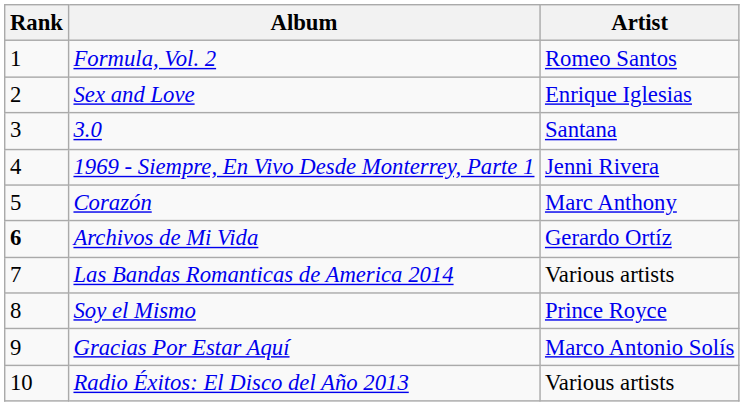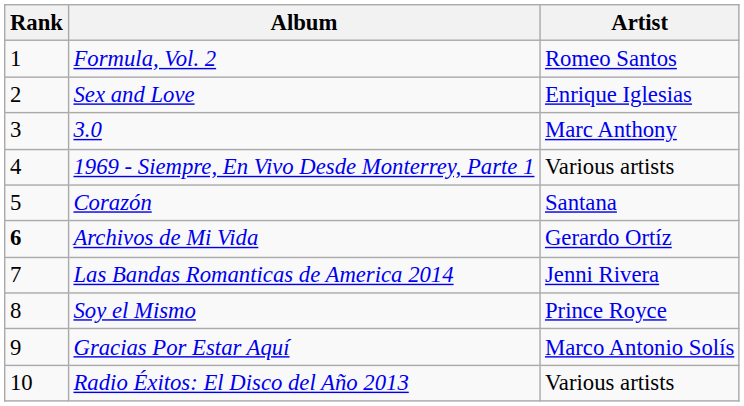(581, 130) Santana -> (611, 130) Marc Anthony
(602, 166) Jenni Rivera -> (610, 166) Various artists
(611, 202) Marc Anthony -> (581, 202) Santana
(610, 274) Various artists -> (602, 274) Jenni Rivera
